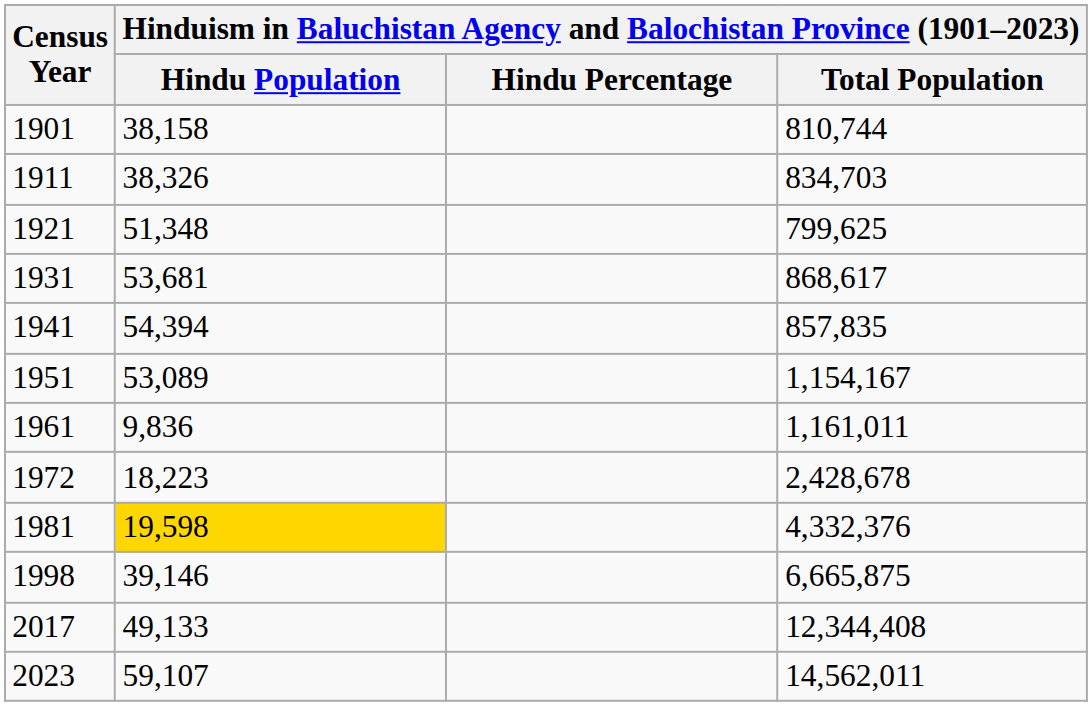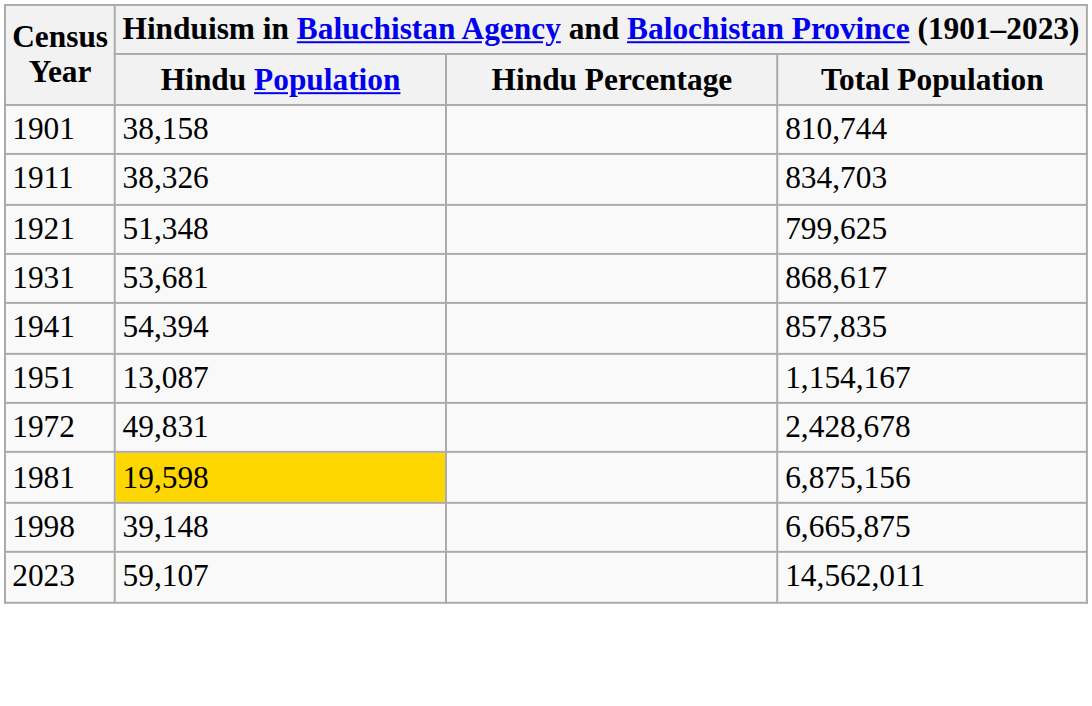(166, 377) 53,089 -> (166, 377) 13,087
- row: (44, 427)
(166, 476) 18,223 -> (166, 427) 49,831
(848, 526) 4,332,376 -> (848, 476) 6,875,156
(166, 576) 39,146 -> (166, 526) 39,148
- row: (44, 626)
